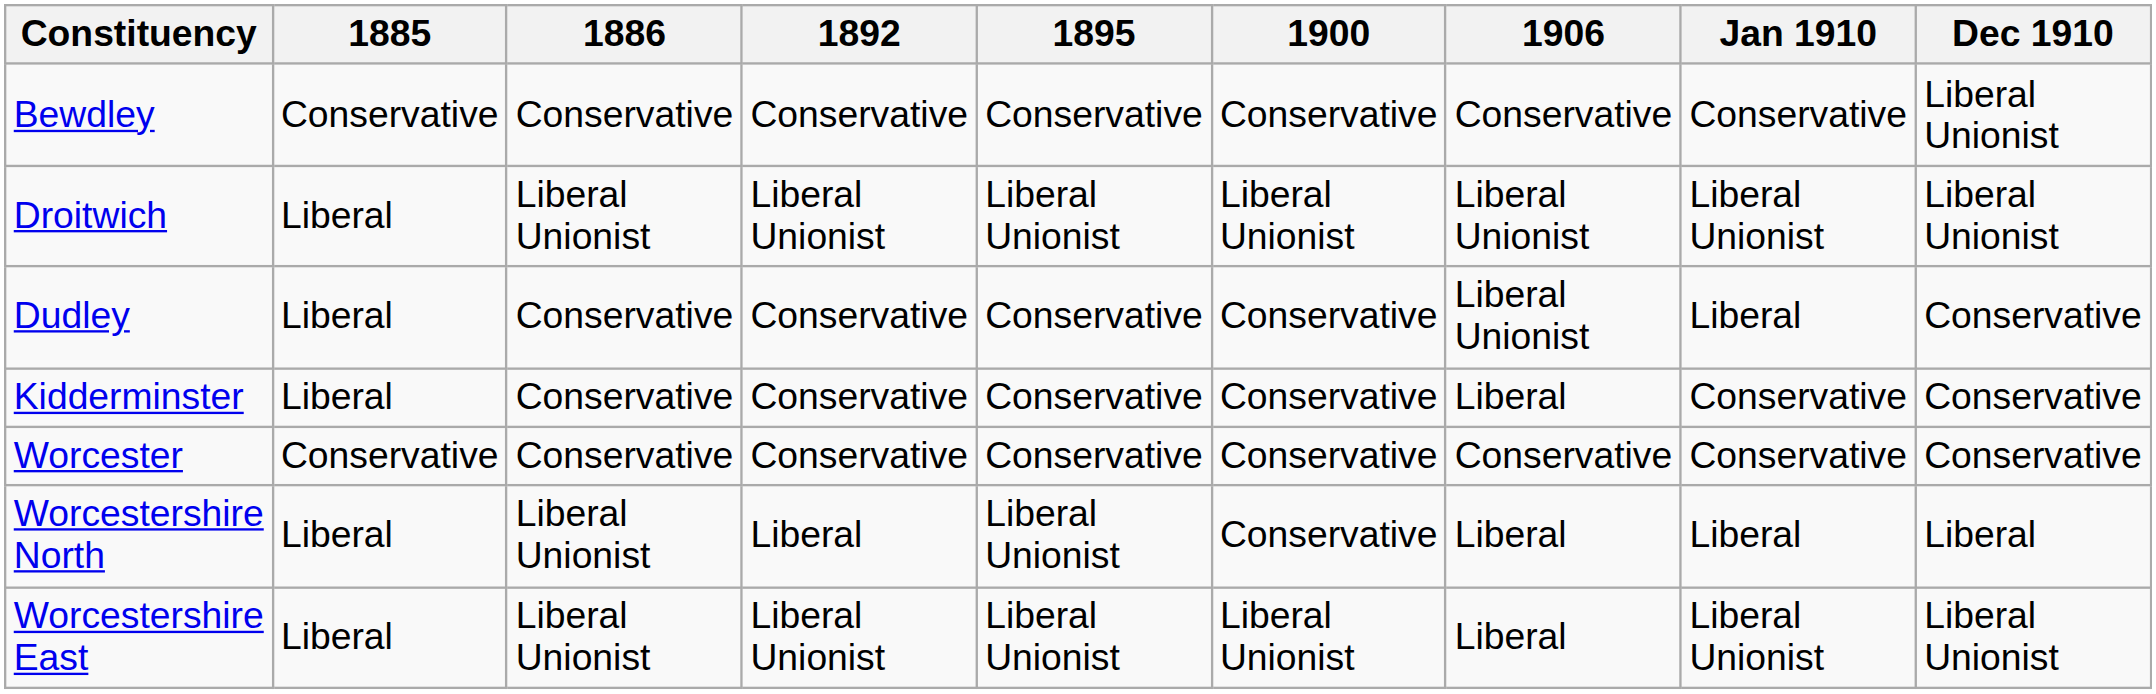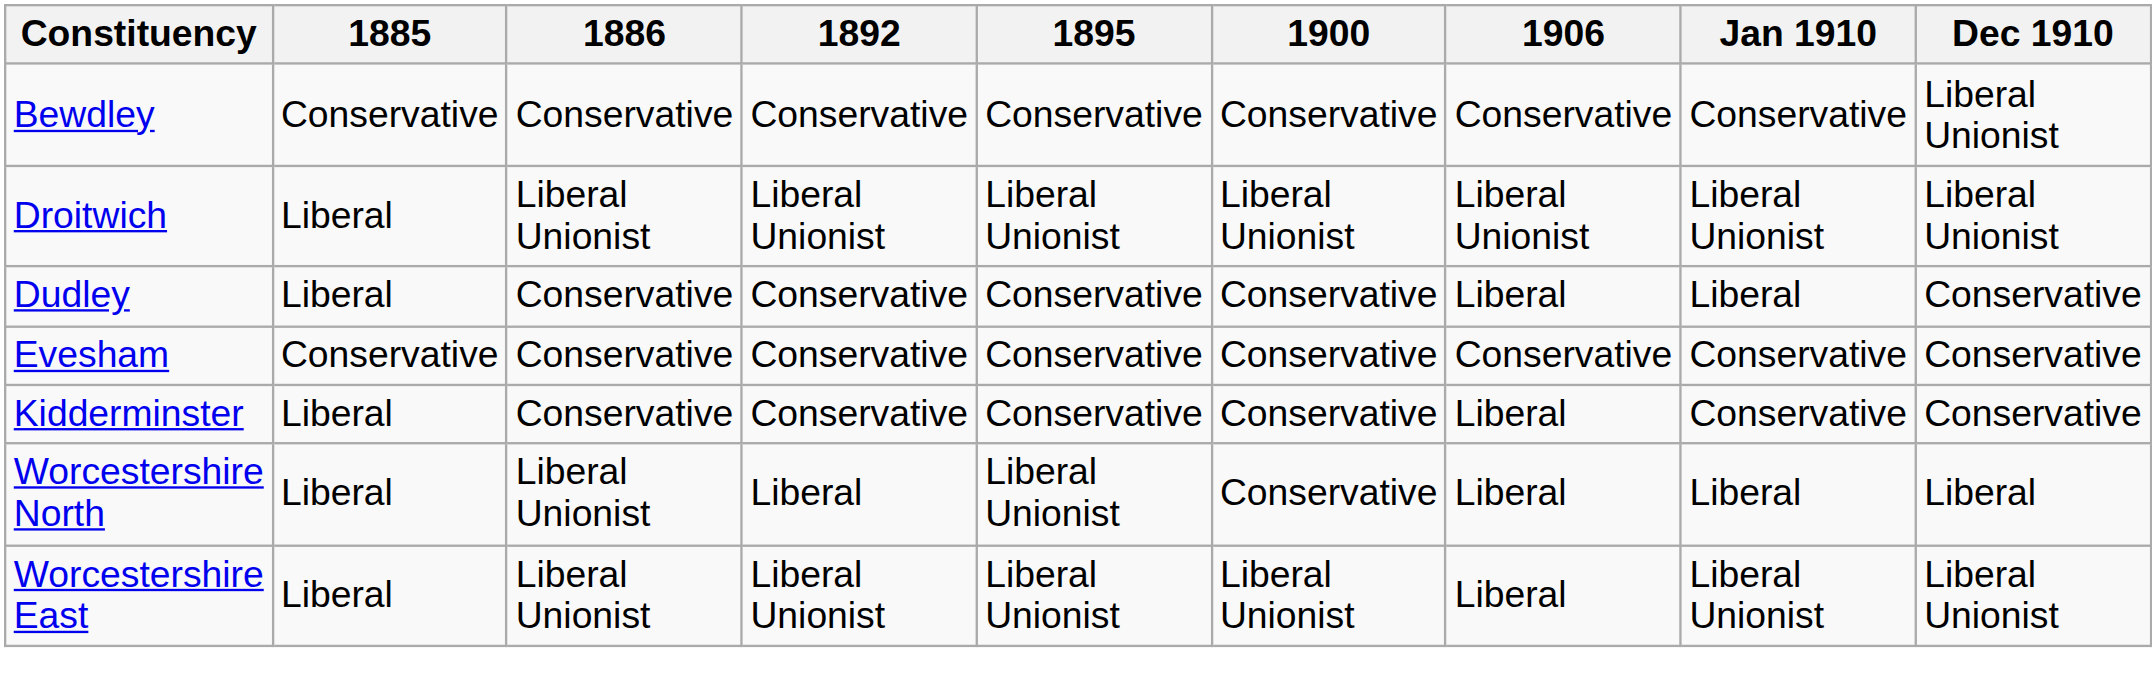(1522, 316) Liberal Unionist -> (1511, 295) Liberal
+ row: (91, 354)
- row: (98, 455)
